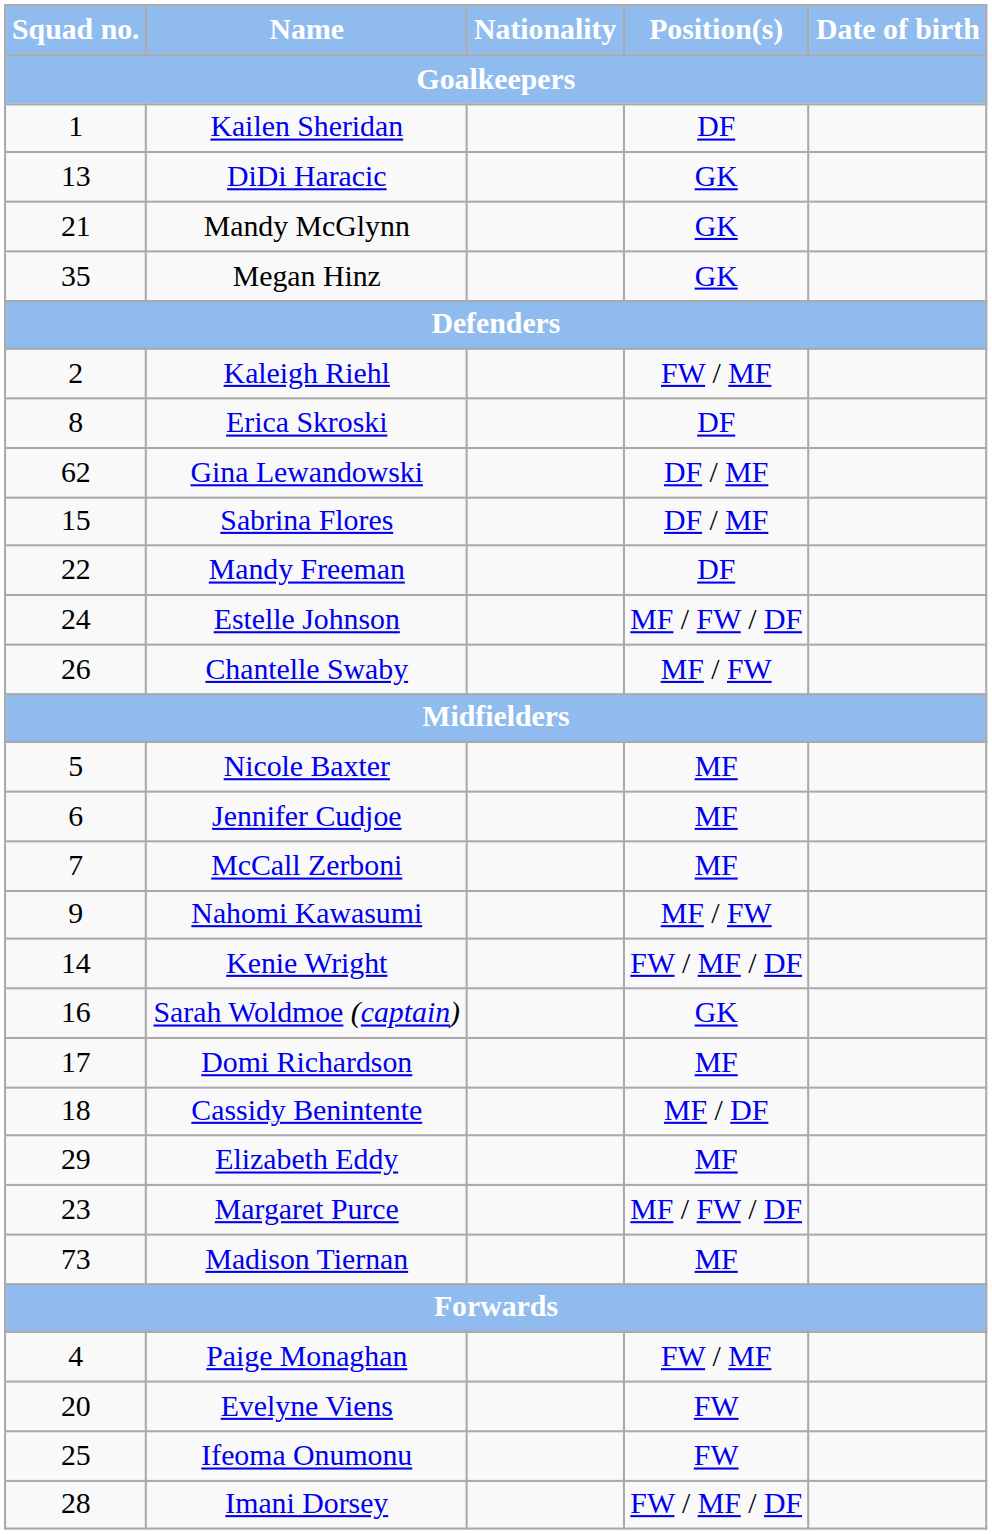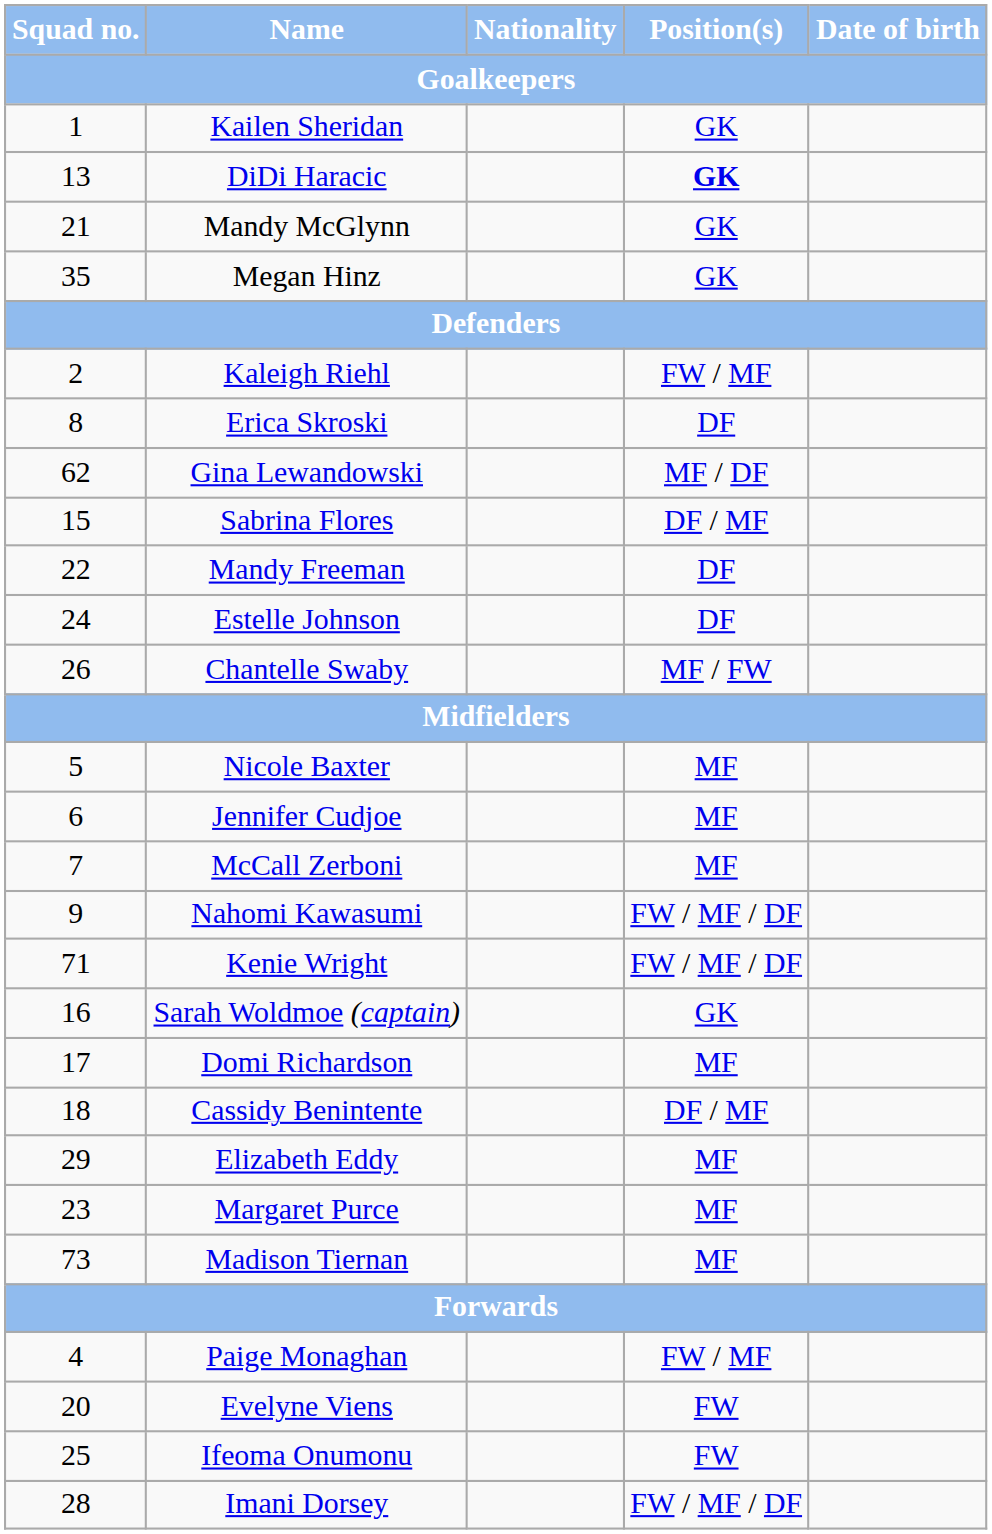(716, 127) DF -> (716, 127) GK
(716, 176) normal -> (716, 176) bold
(716, 471) DF / MF -> (716, 471) MF / DF
(716, 619) MF / FW / DF -> (716, 619) DF
(716, 914) MF / FW -> (716, 914) FW / MF / DF
(76, 963) 14 -> (76, 963) 71
(716, 1111) MF / DF -> (716, 1111) DF / MF
(716, 1209) MF / FW / DF -> (716, 1209) MF
